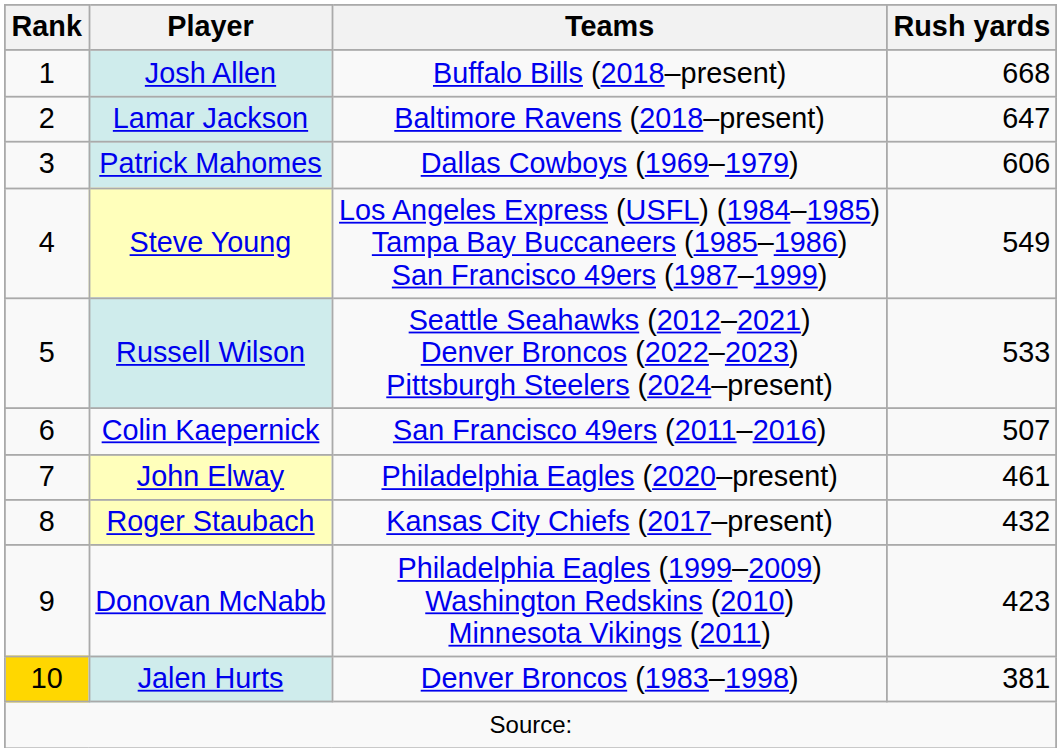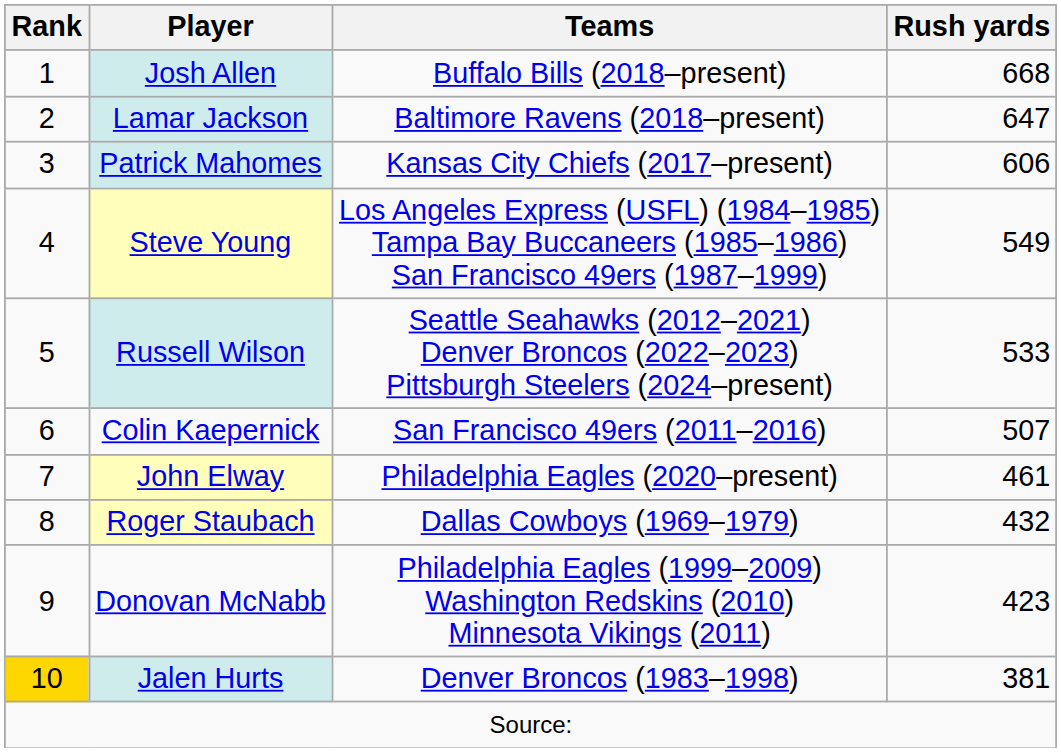(610, 164) Dallas Cowboys (1969–1979) -> (610, 164) Kansas City Chiefs (2017–present)
(610, 522) Kansas City Chiefs (2017–present) -> (610, 522) Dallas Cowboys (1969–1979)
